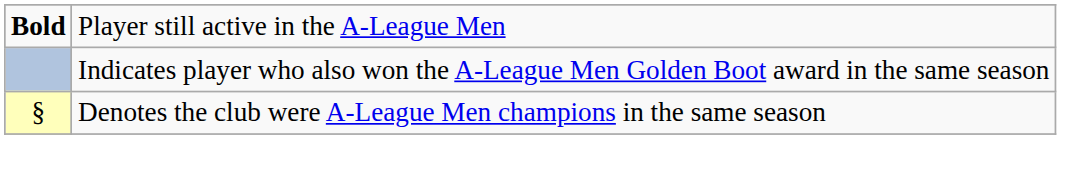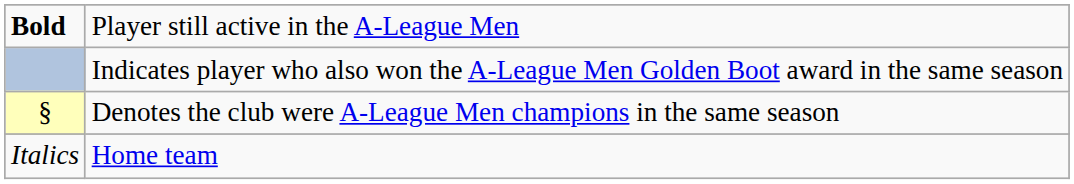+ row: (155, 155)
